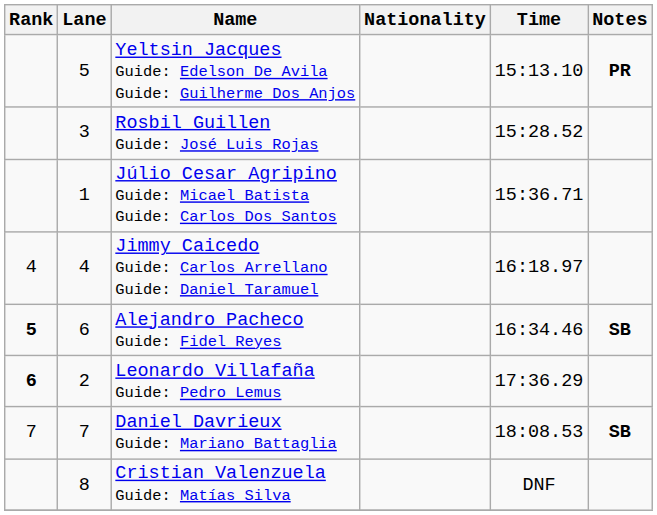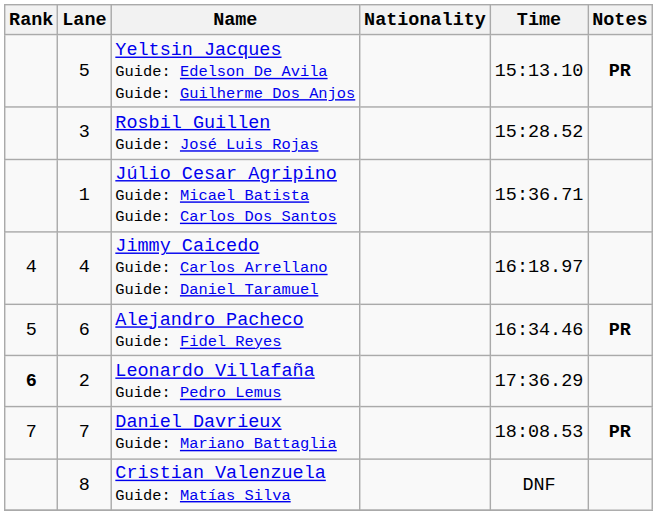(31, 330) bold -> (31, 330) normal
(620, 330) SB -> (620, 330) PR
(620, 433) SB -> (620, 433) PR
